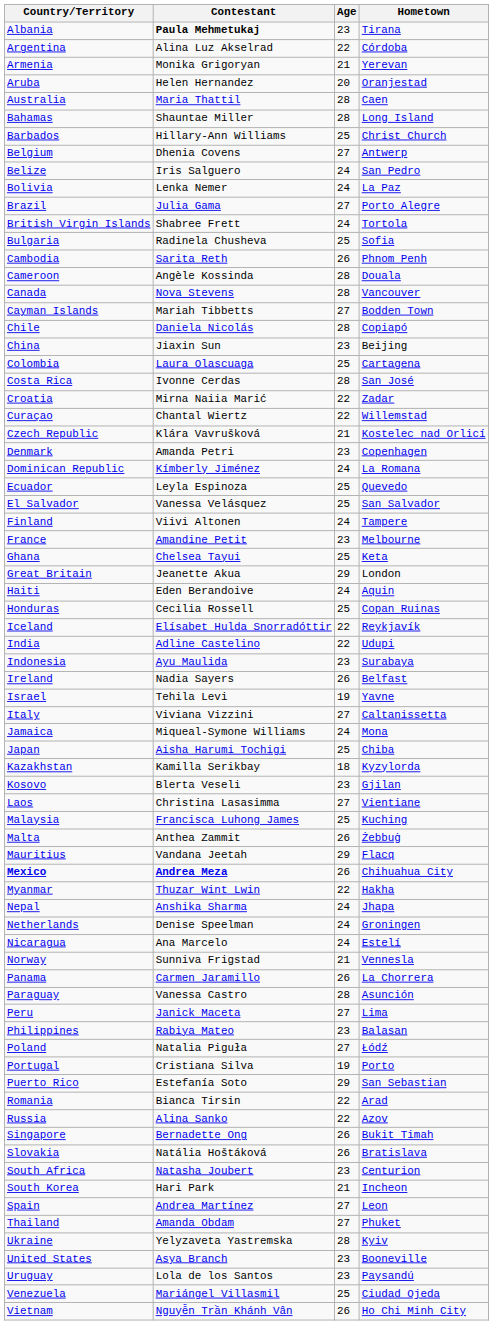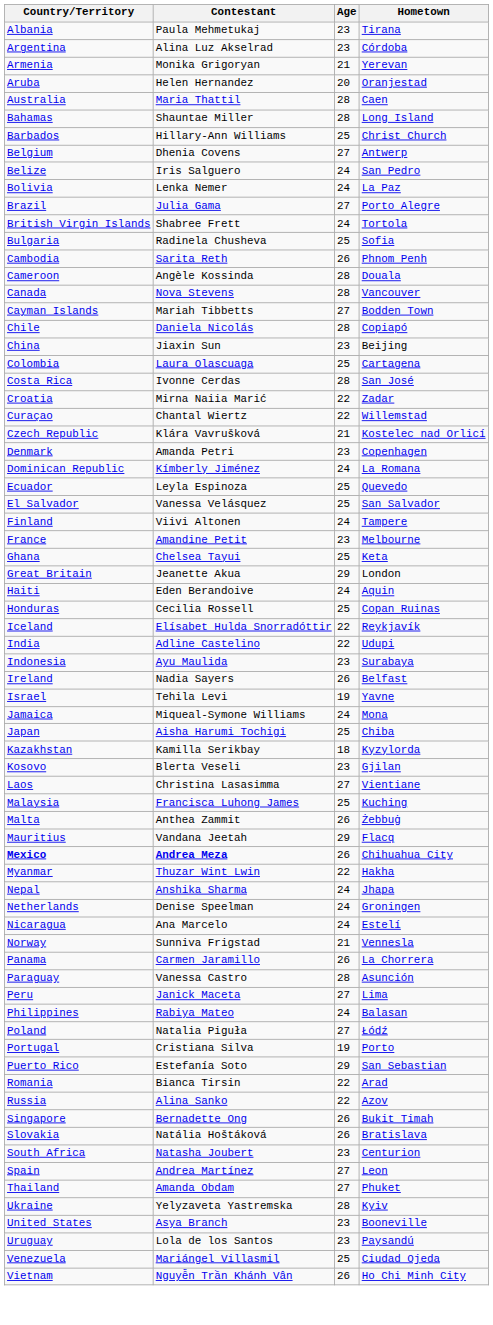(208, 31) bold -> (208, 31) normal
(343, 49) 22 -> (343, 49) 23
- row: (23, 715)
(343, 1031) 23 -> (343, 1014) 24
- row: (43, 1189)
